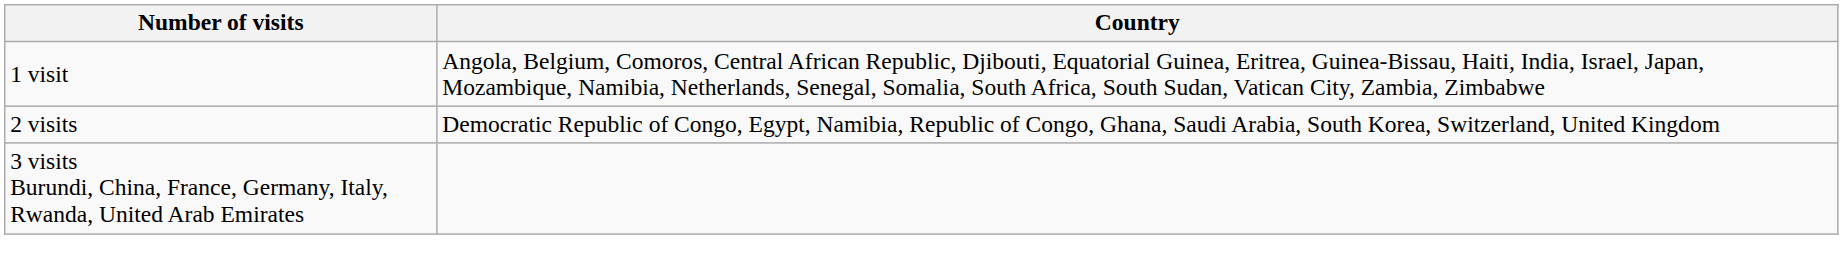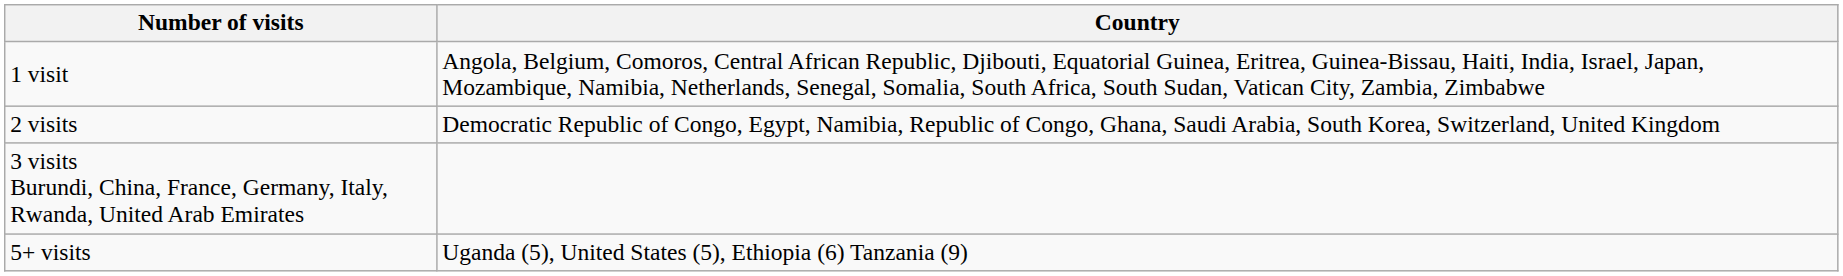+ row: (50, 251)
